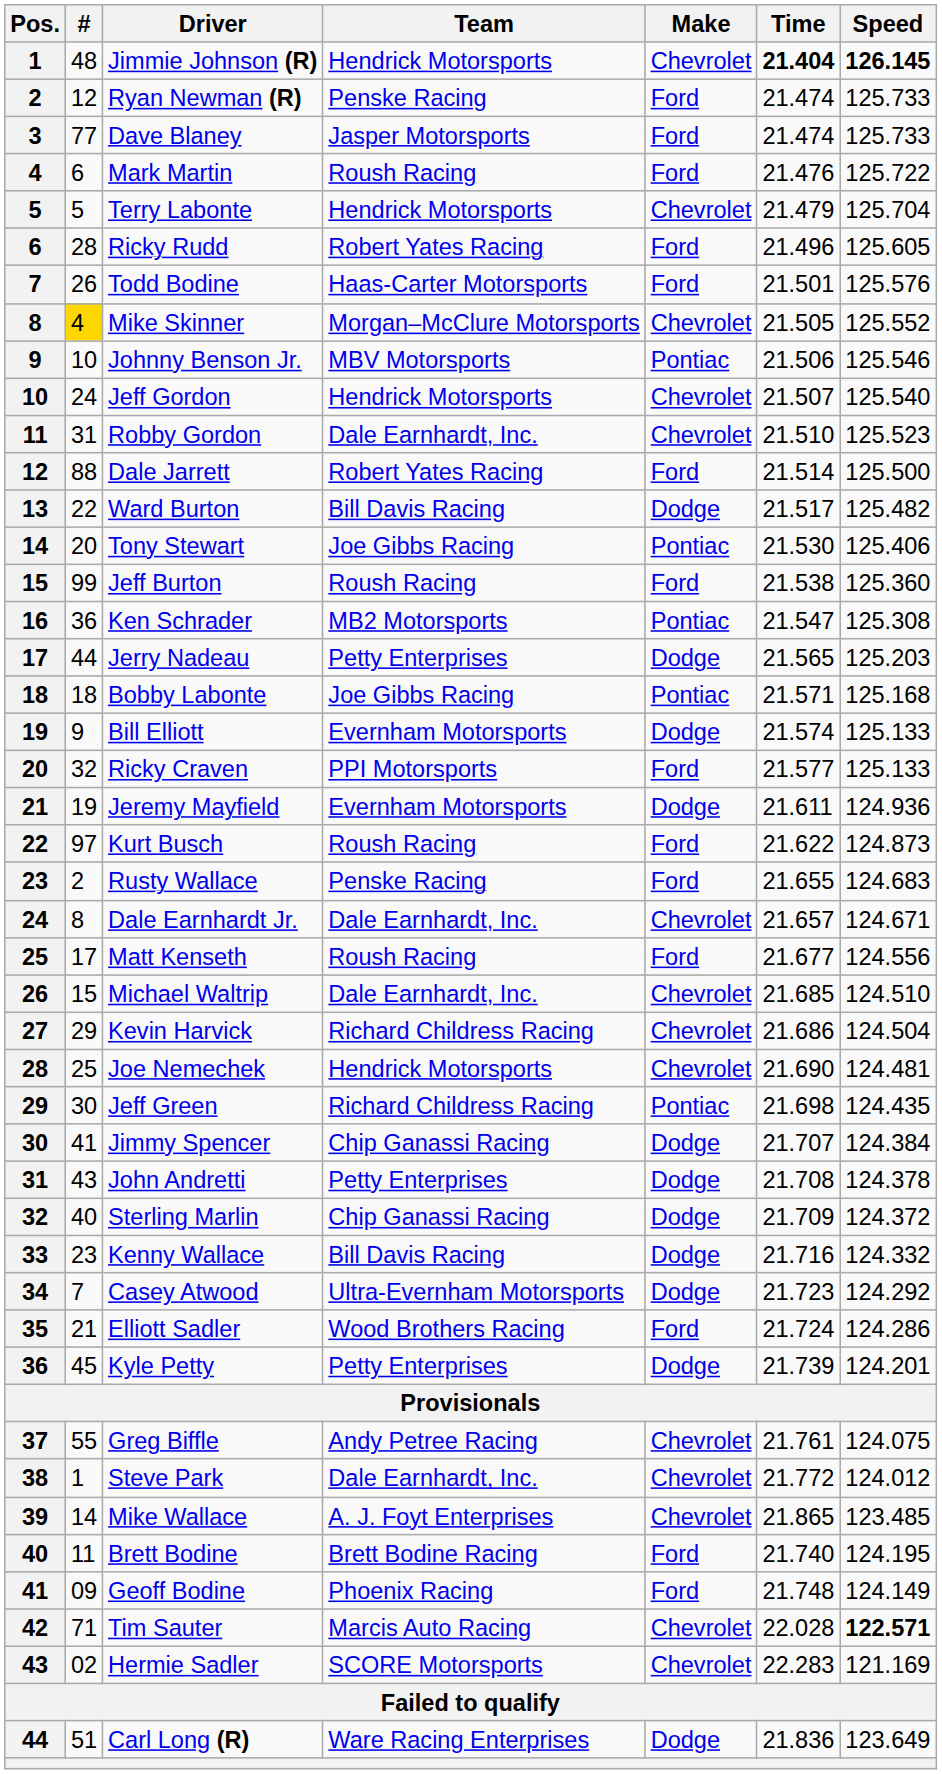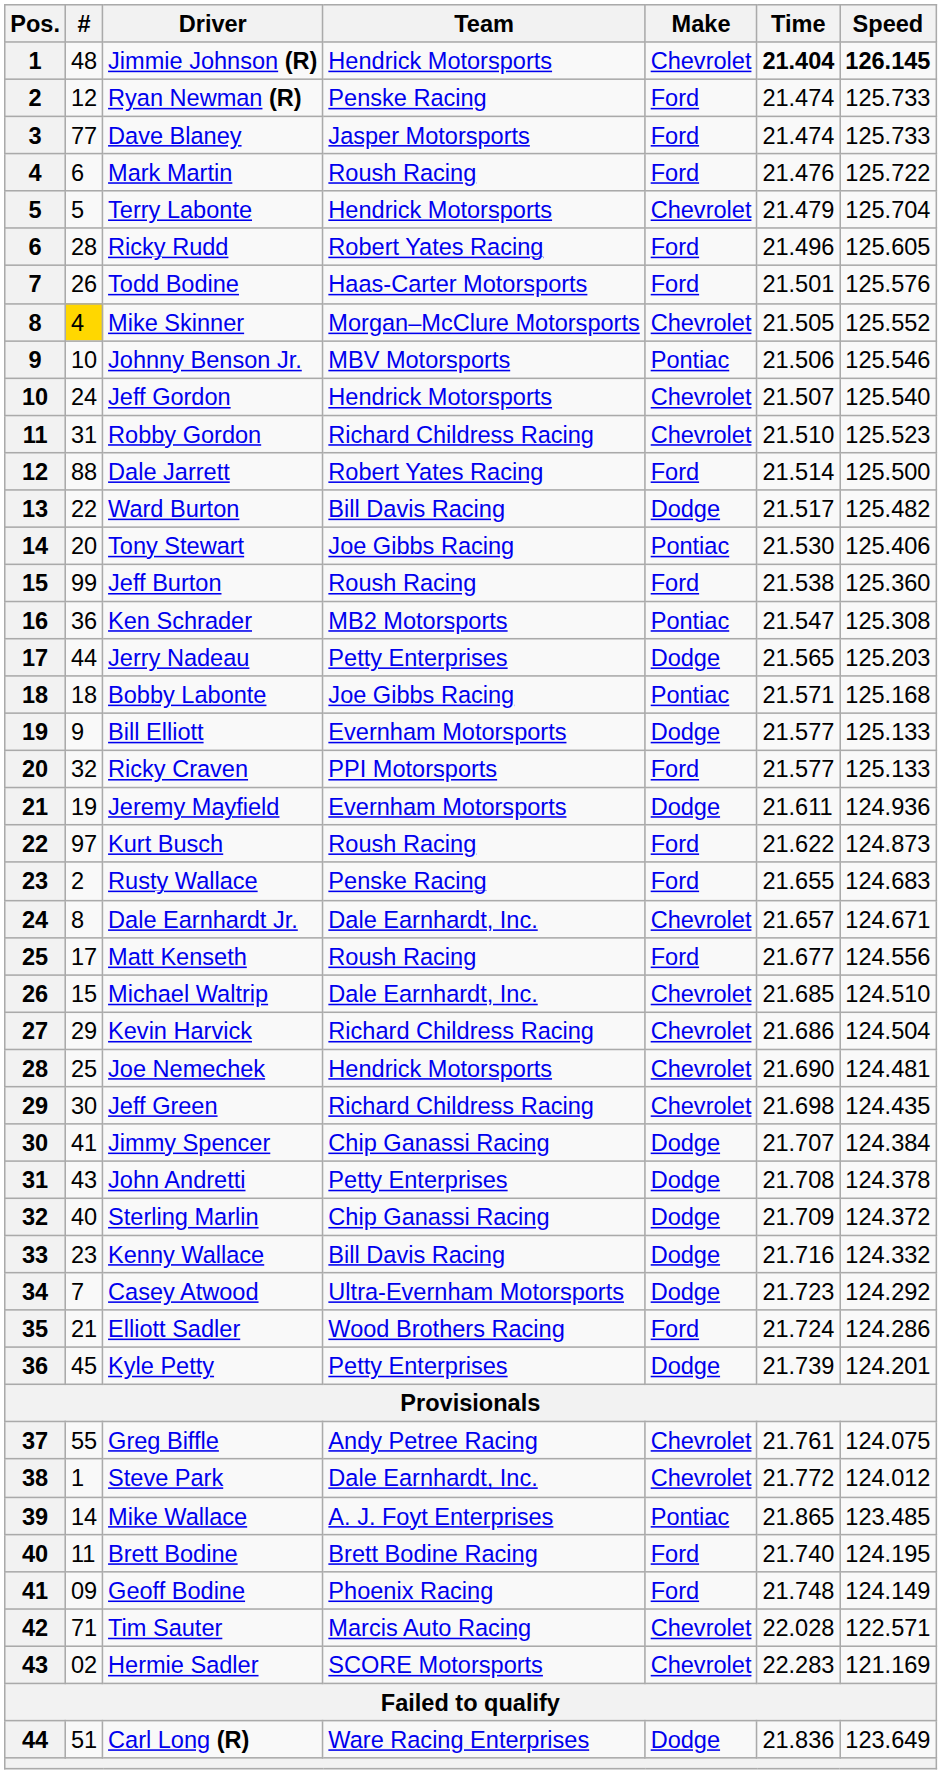(433, 434) Dale Earnhardt, Inc. -> (461, 434) Richard Childress Racing
(798, 732) 21.574 -> (798, 732) 21.577
(690, 1105) Pontiac -> (701, 1105) Chevrolet
(701, 1515) Chevrolet -> (690, 1515) Pontiac
(888, 1627) bold -> (888, 1627) normal
